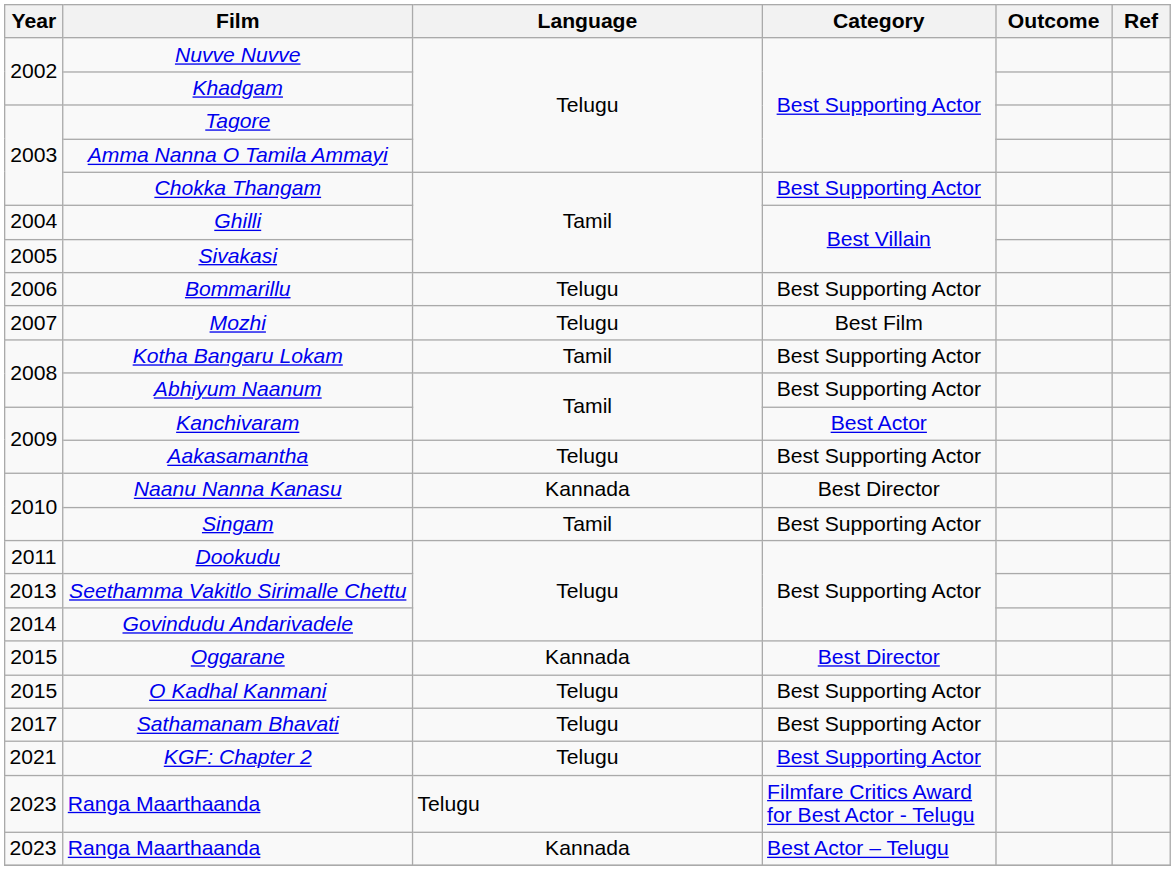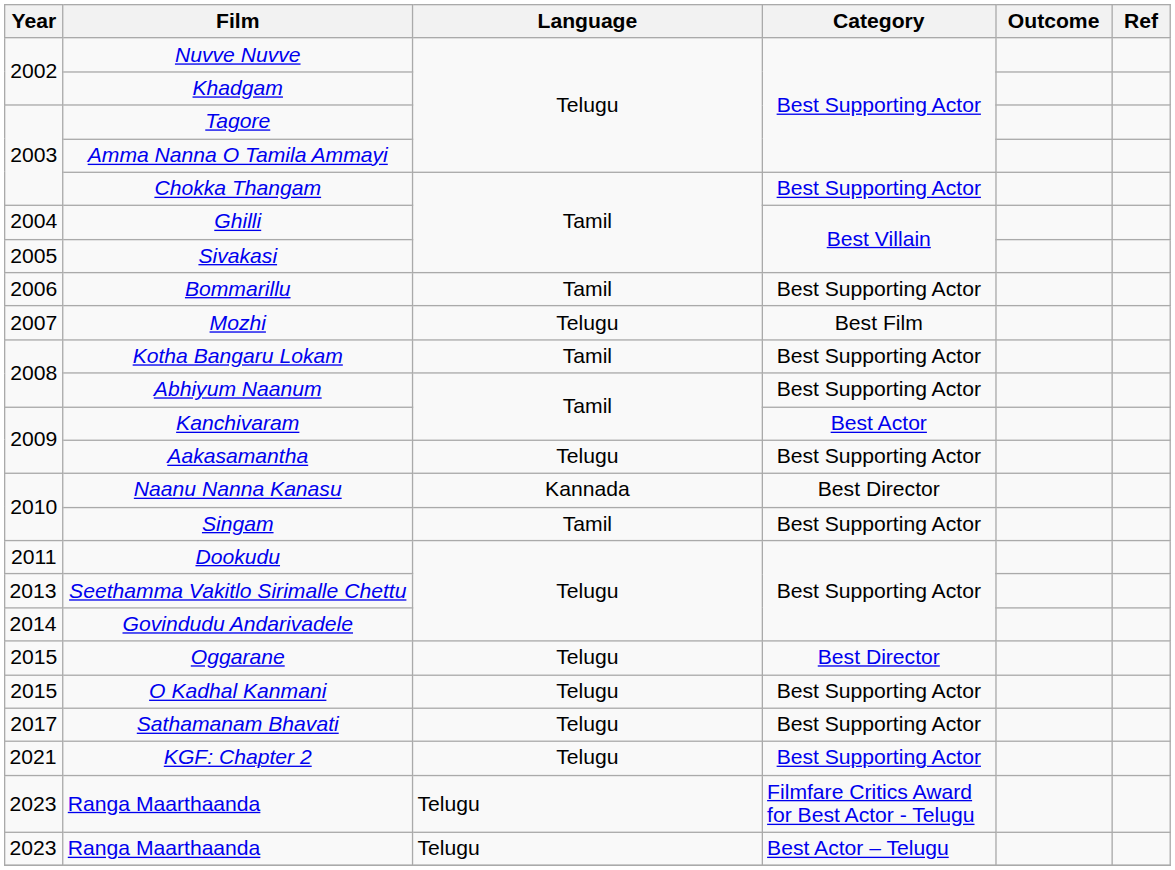(587, 289) Telugu -> (587, 289) Tamil
(587, 657) Kannada -> (587, 657) Telugu
(587, 848) Kannada -> (449, 848) Telugu
